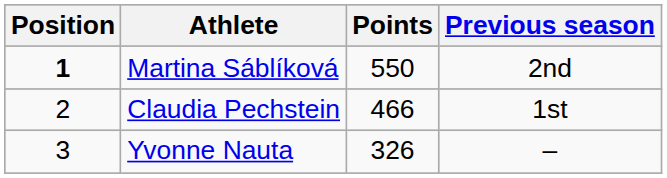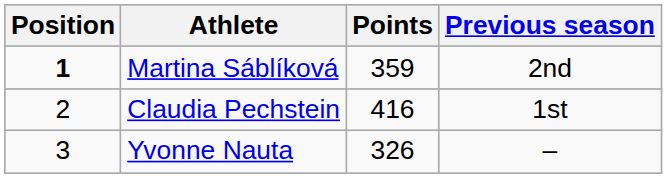(393, 67) 550 -> (393, 67) 359
(393, 109) 466 -> (393, 109) 416
